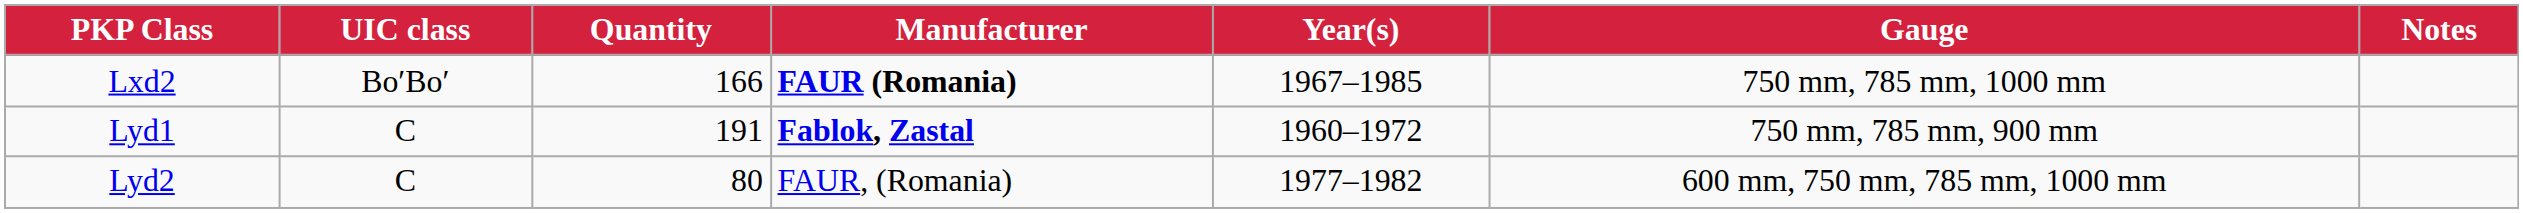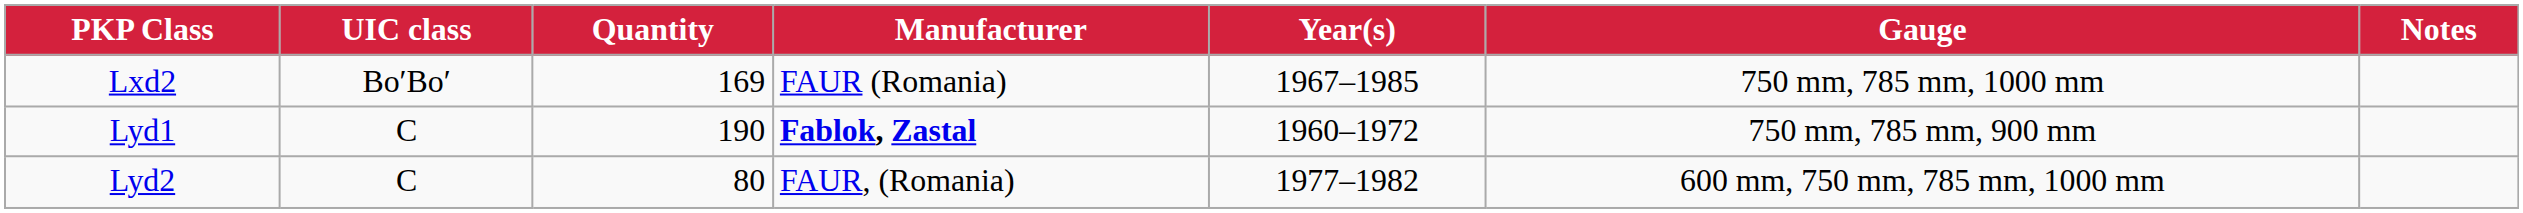(739, 80) 166 -> (741, 80) 169
(897, 80) bold -> (893, 80) normal
(739, 130) 191 -> (741, 130) 190
